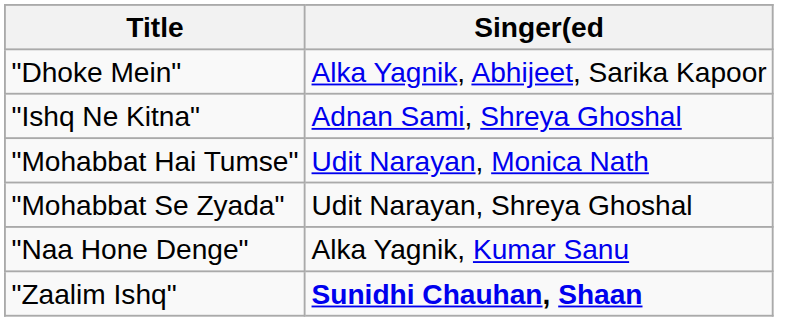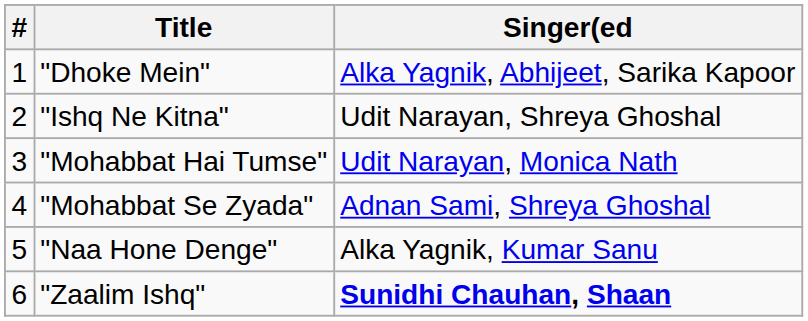+ column: (19, 27)
(497, 116) Adnan Sami, Shreya Ghoshal -> (531, 116) Udit Narayan, Shreya Ghoshal
(502, 205) Udit Narayan, Shreya Ghoshal -> (525, 205) Adnan Sami, Shreya Ghoshal
